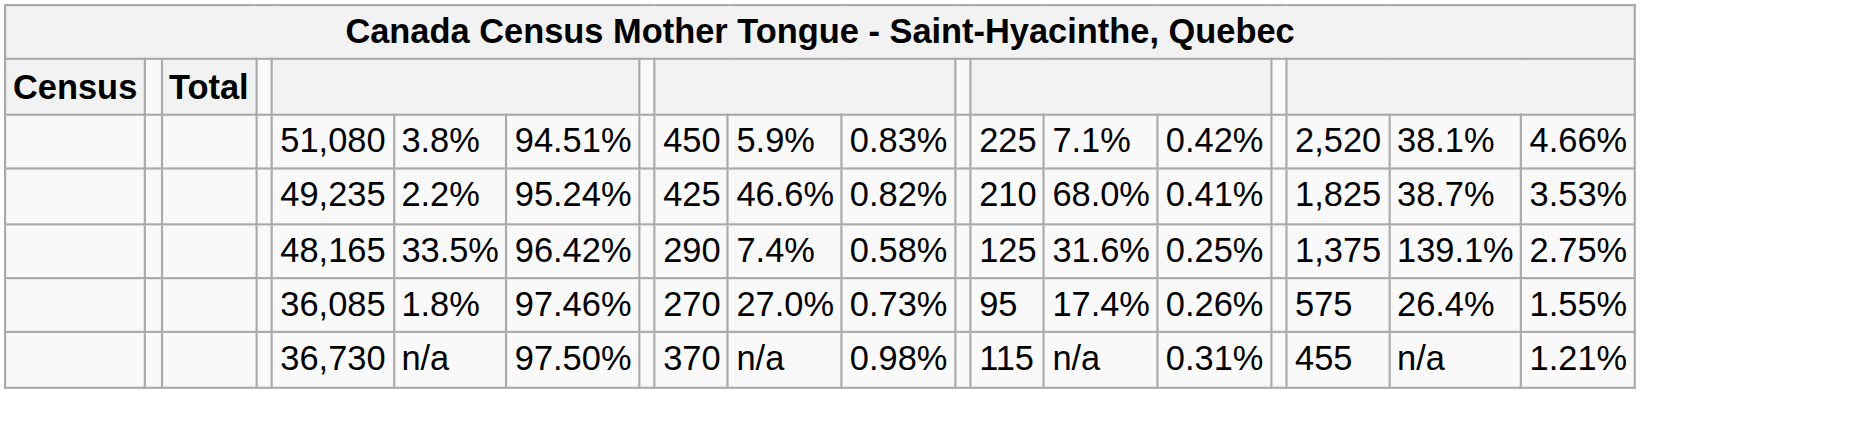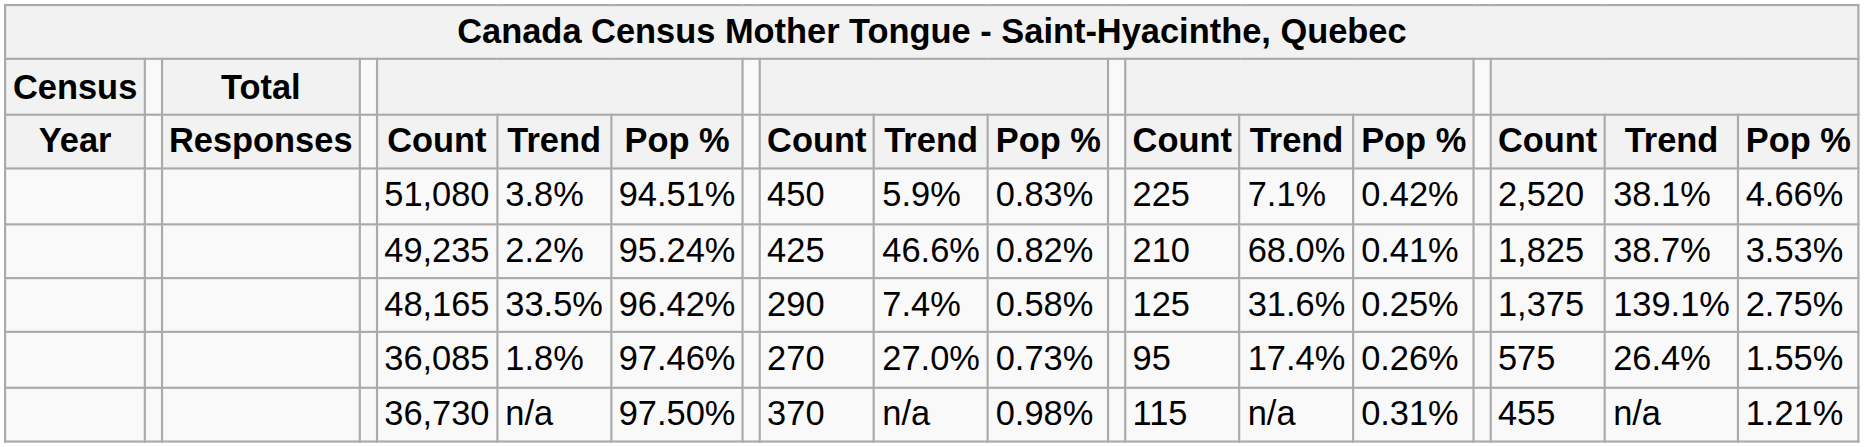+ row: (75, 140)
